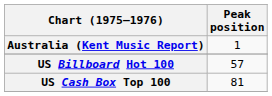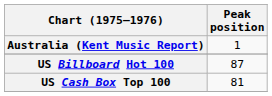(237, 64) 57 -> (237, 64) 87
